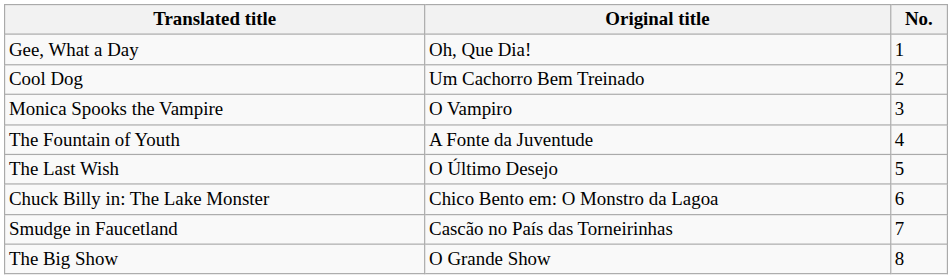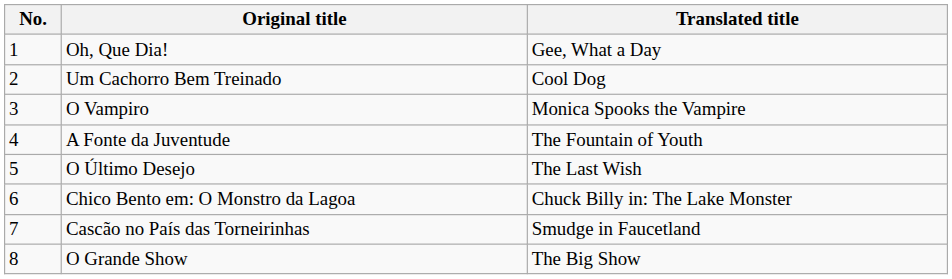columns swapped: (919, 19) <-> (215, 19)
